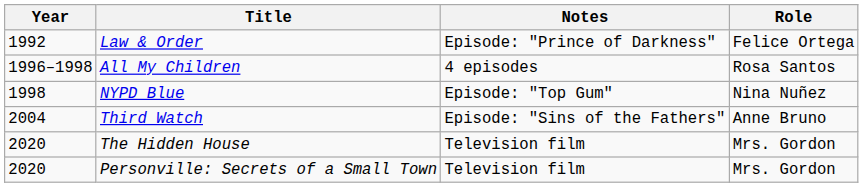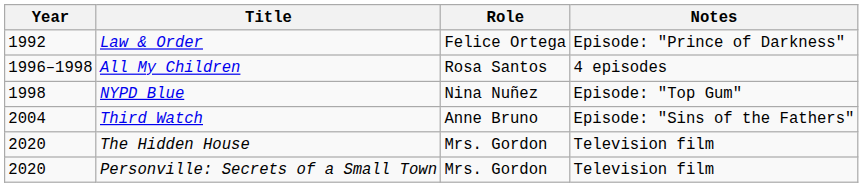columns swapped: (794, 17) <-> (585, 17)
